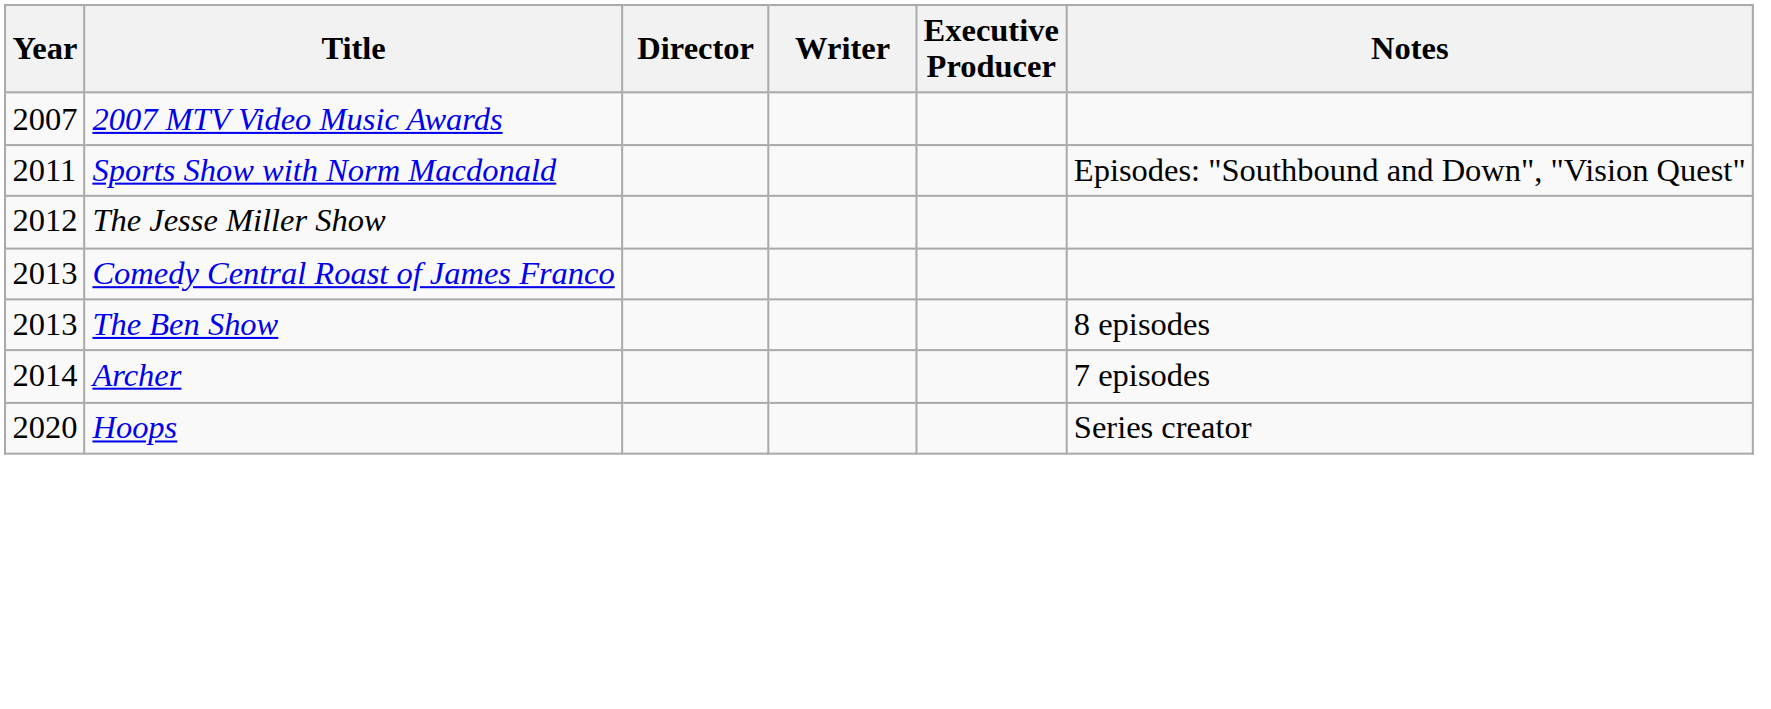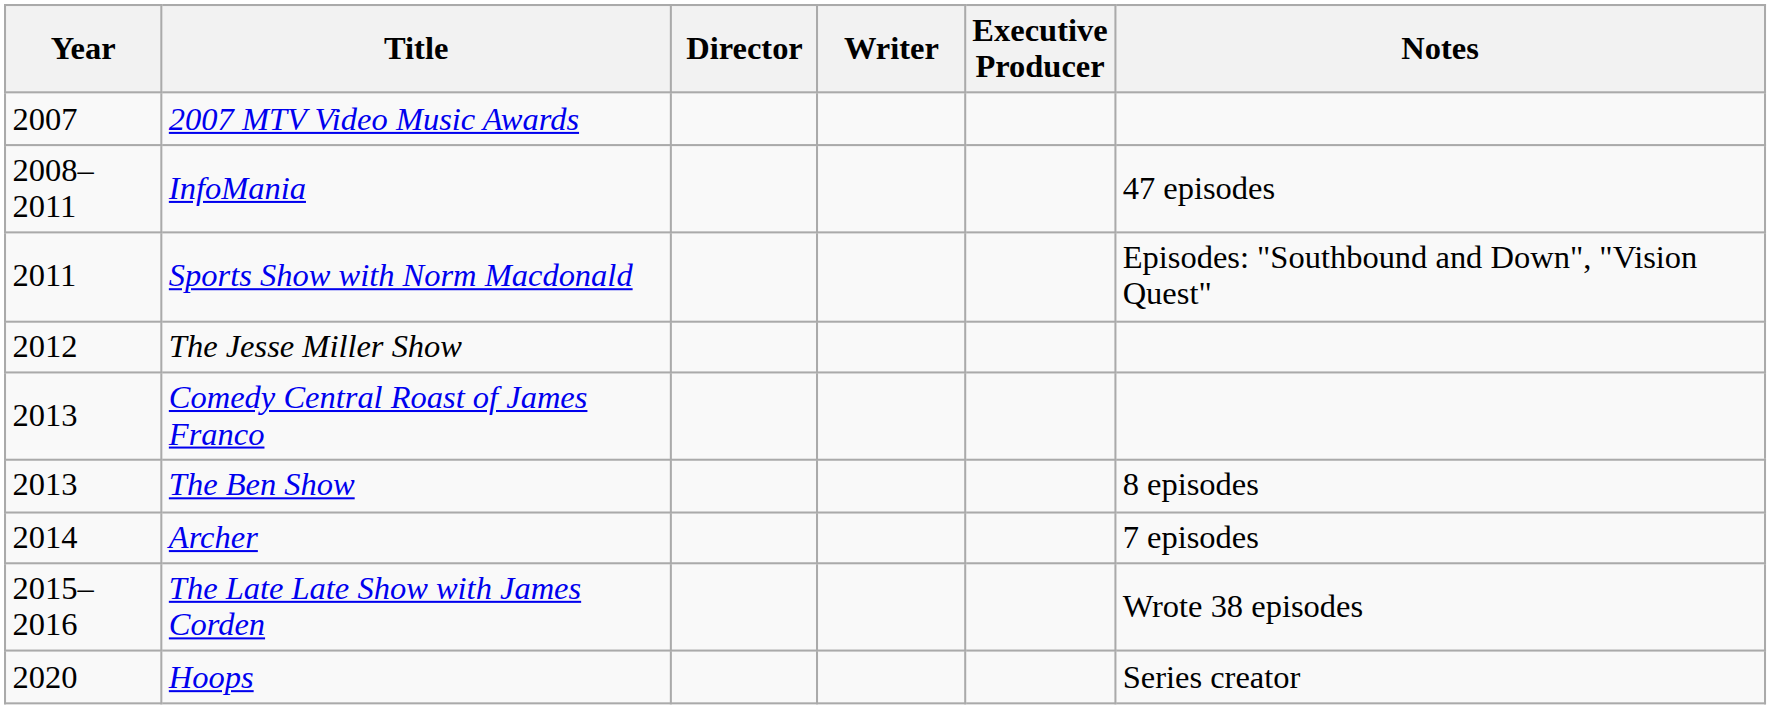+ row: (237, 188)
+ row: (375, 606)
